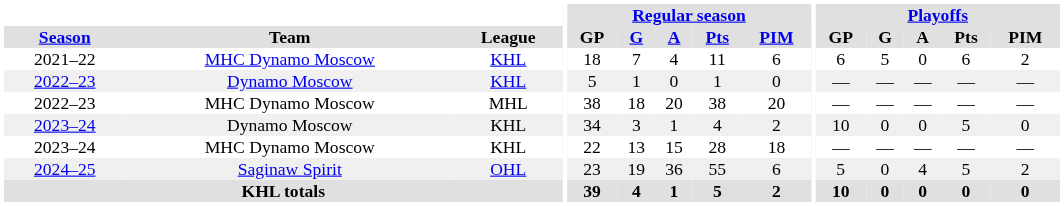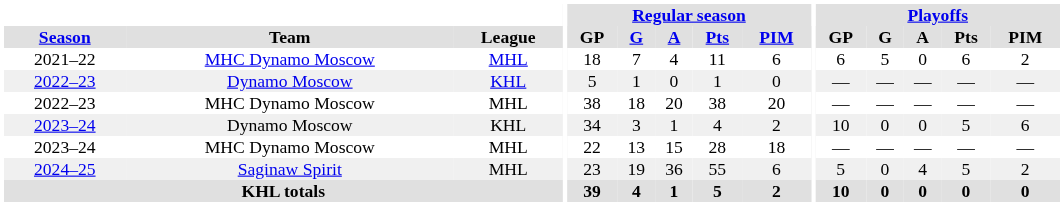(508, 58) KHL -> (508, 58) MHL
(1025, 124) 0 -> (1025, 124) 6
(508, 146) KHL -> (508, 146) MHL
(508, 168) OHL -> (508, 168) MHL
